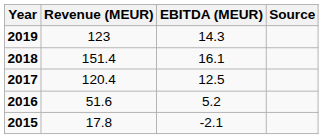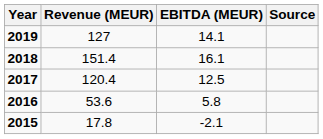(99, 36) 123 -> (99, 36) 127
(211, 36) 14.3 -> (211, 36) 14.1
(99, 101) 51.6 -> (99, 101) 53.6
(211, 101) 5.2 -> (211, 101) 5.8
